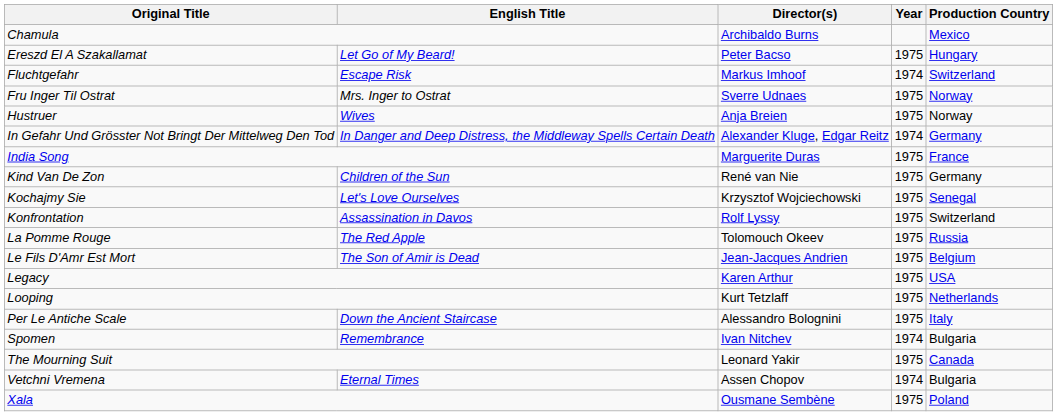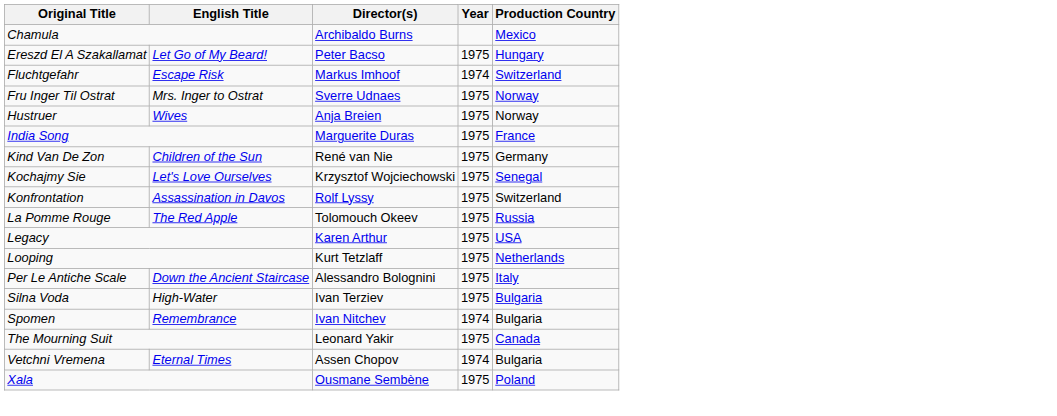- row: (171, 136)
- row: (71, 258)
+ row: (38, 298)
